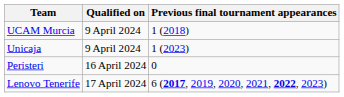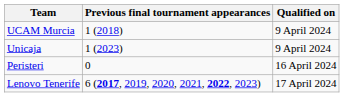columns swapped: (116, 13) <-> (244, 13)
